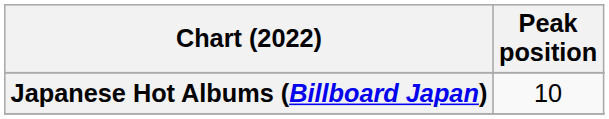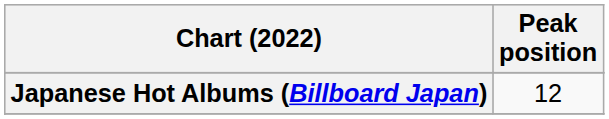(548, 93) 10 -> (548, 93) 12
